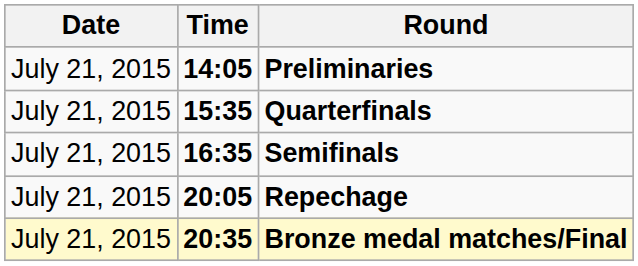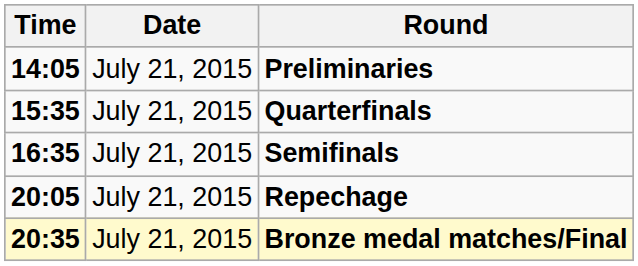columns swapped: (91, 25) <-> (218, 25)
